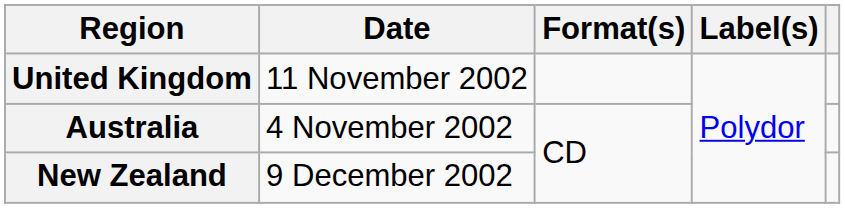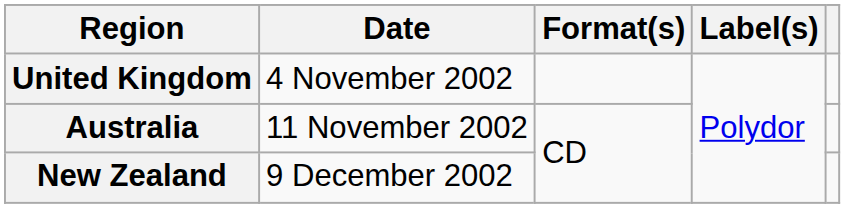(397, 78) 11 November 2002 -> (389, 78) 4 November 2002
(389, 127) 4 November 2002 -> (397, 127) 11 November 2002
